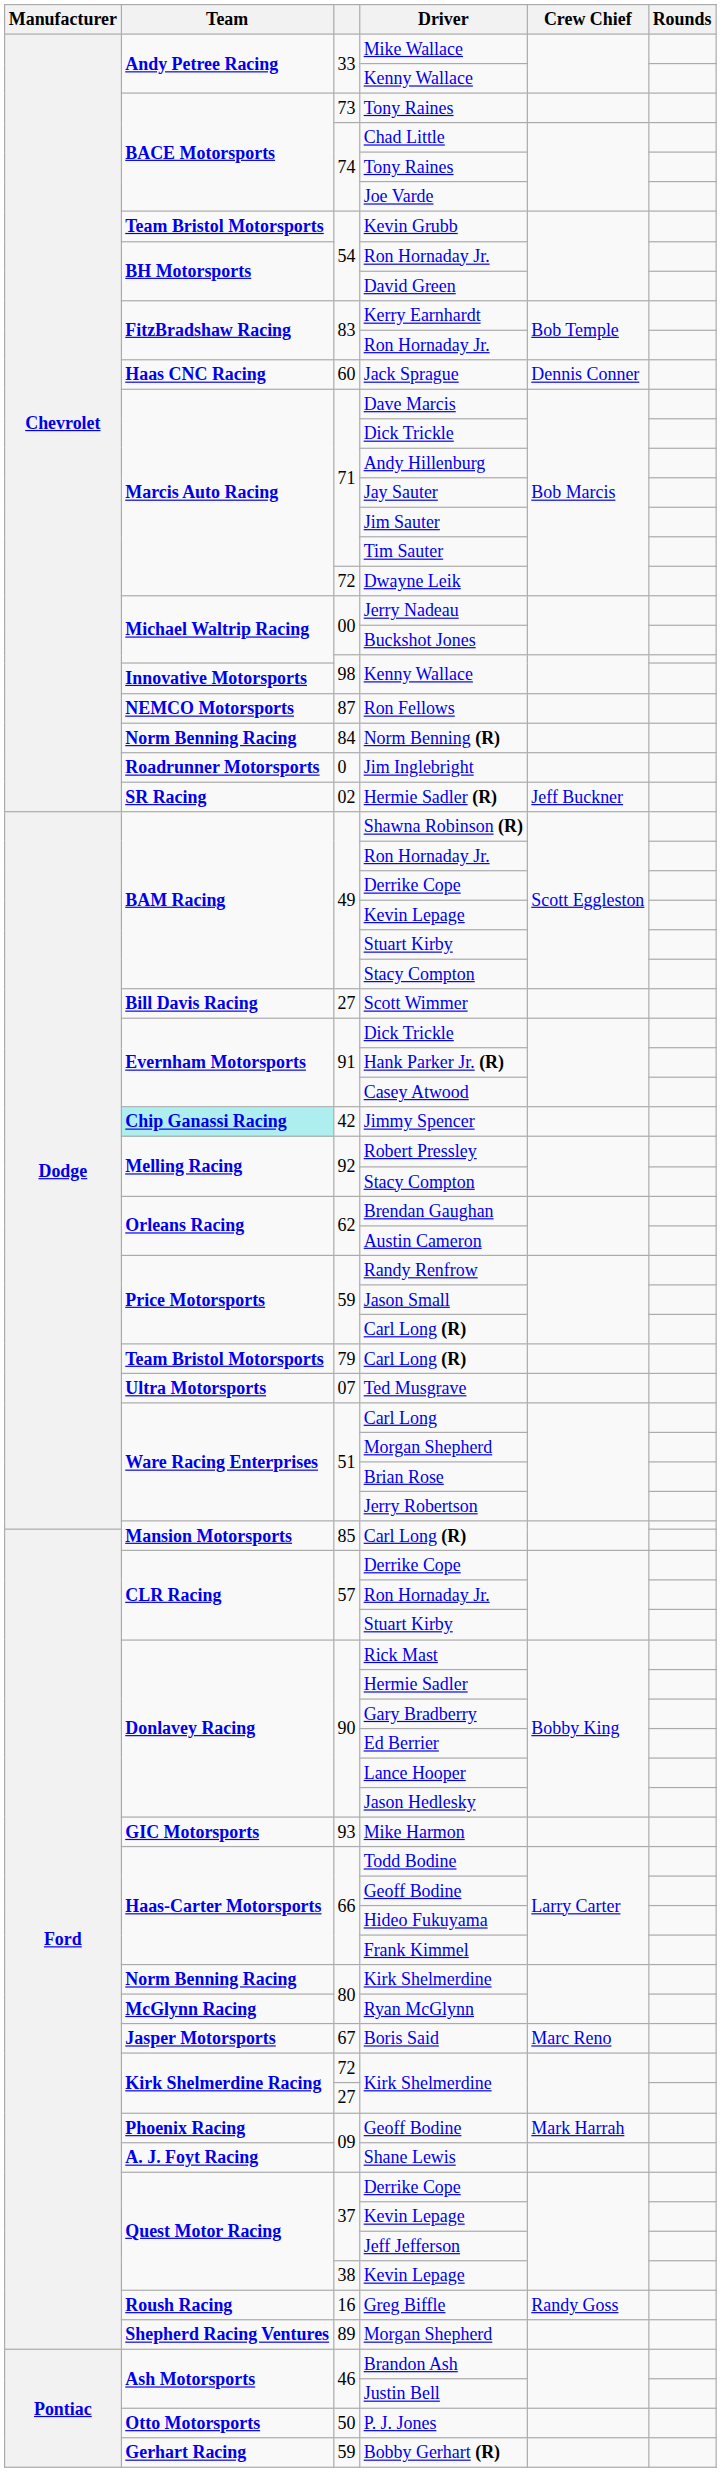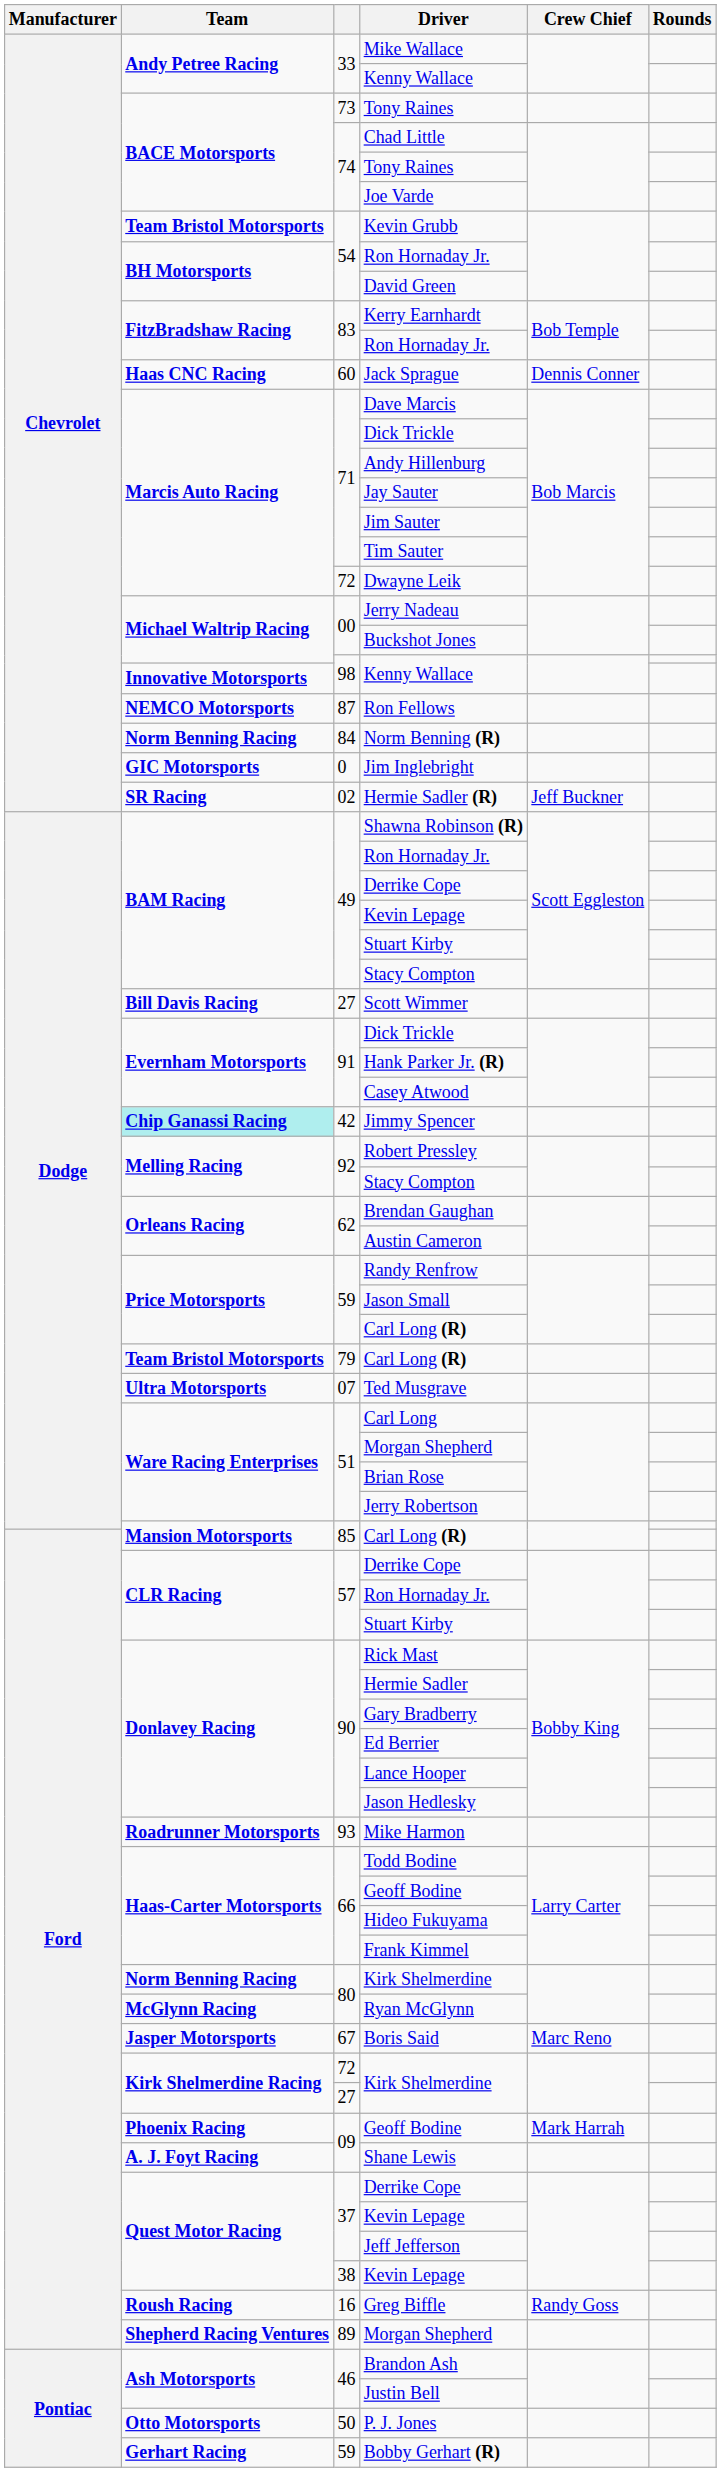(222, 767) Roadrunner Motorsports -> (192, 767) GIC Motorsports
(192, 1831) GIC Motorsports -> (222, 1831) Roadrunner Motorsports
